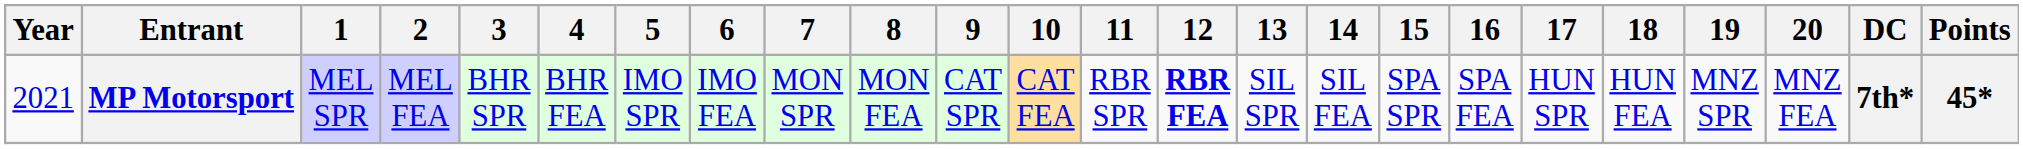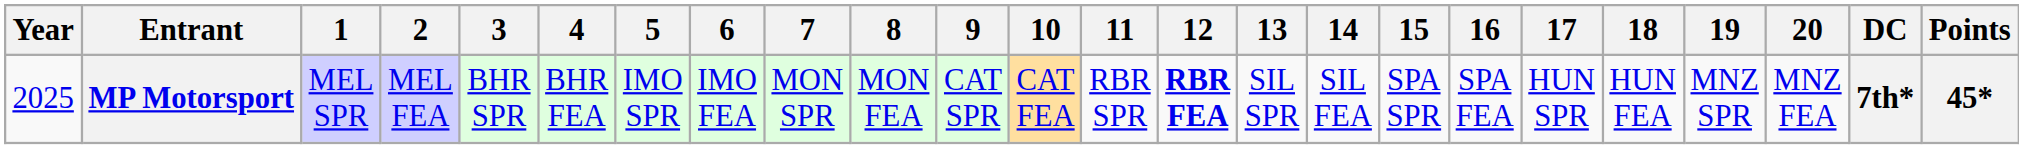(43, 98) 2021 -> (43, 98) 2025
